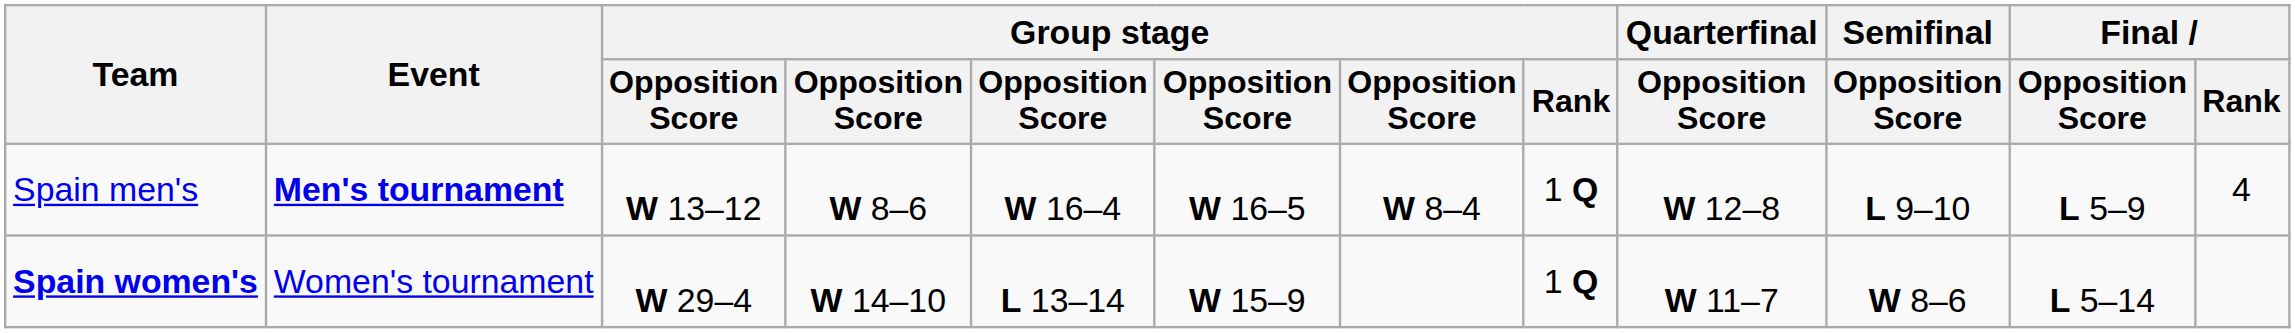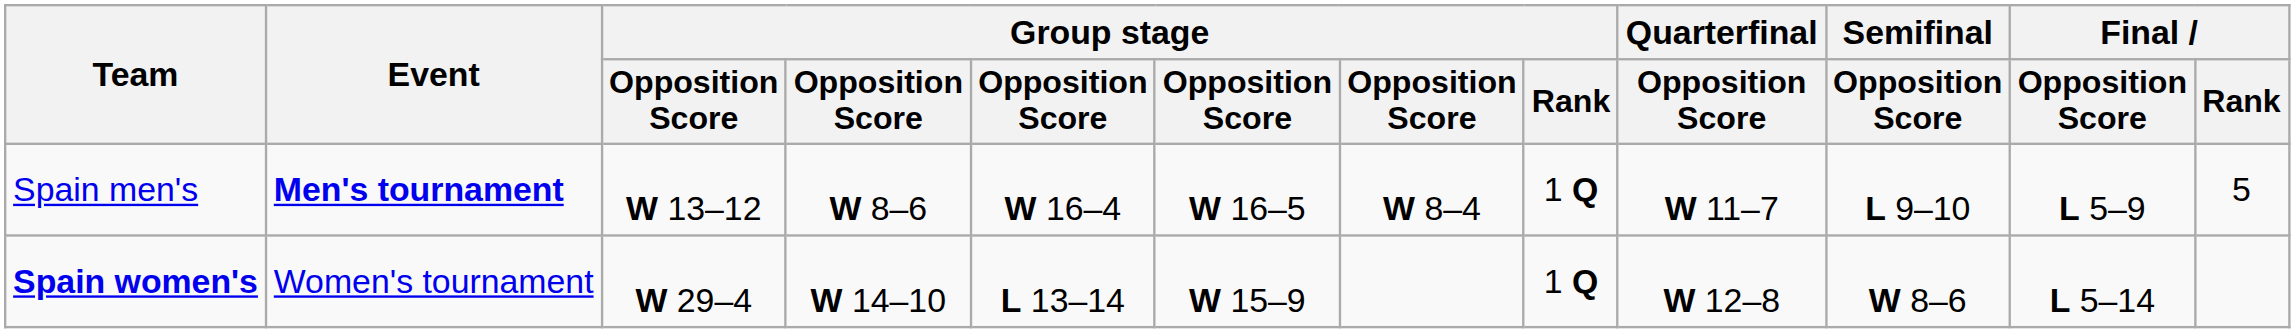(1722, 209) W 12–8 -> (1722, 209) W 11–7
(2241, 190) 4 -> (2241, 190) 5
(1722, 300) W 11–7 -> (1722, 300) W 12–8
